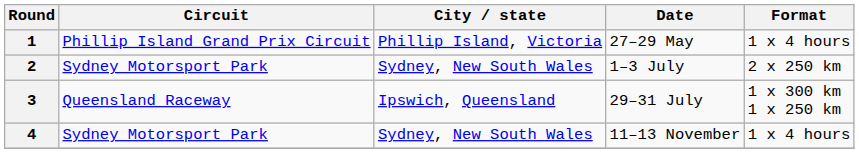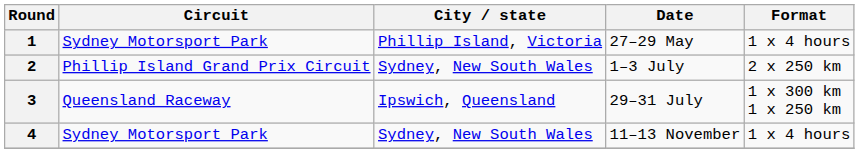(217, 43) Phillip Island Grand Prix Circuit -> (165, 43) Sydney Motorsport Park
(165, 68) Sydney Motorsport Park -> (217, 68) Phillip Island Grand Prix Circuit
